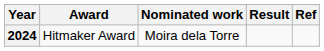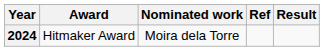columns swapped: (269, 14) <-> (306, 14)
